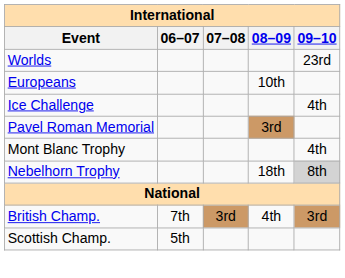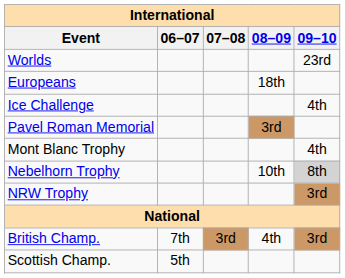(271, 82) 10th -> (271, 82) 18th
(271, 171) 18th -> (271, 171) 10th
+ row: (48, 194)
